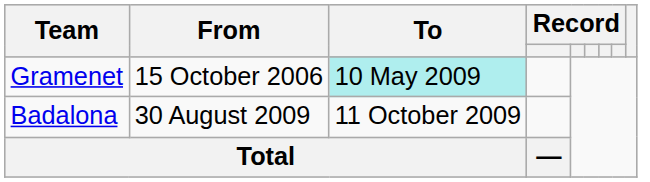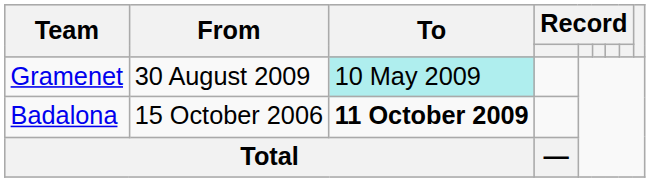(229, 76) 15 October 2006 -> (223, 76) 30 August 2009
(223, 116) 30 August 2009 -> (229, 116) 15 October 2006
(428, 116) normal -> (432, 116) bold
